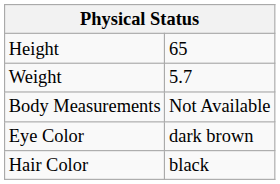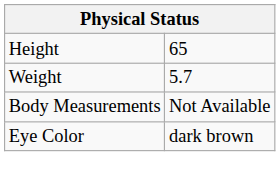- row: (48, 164)
